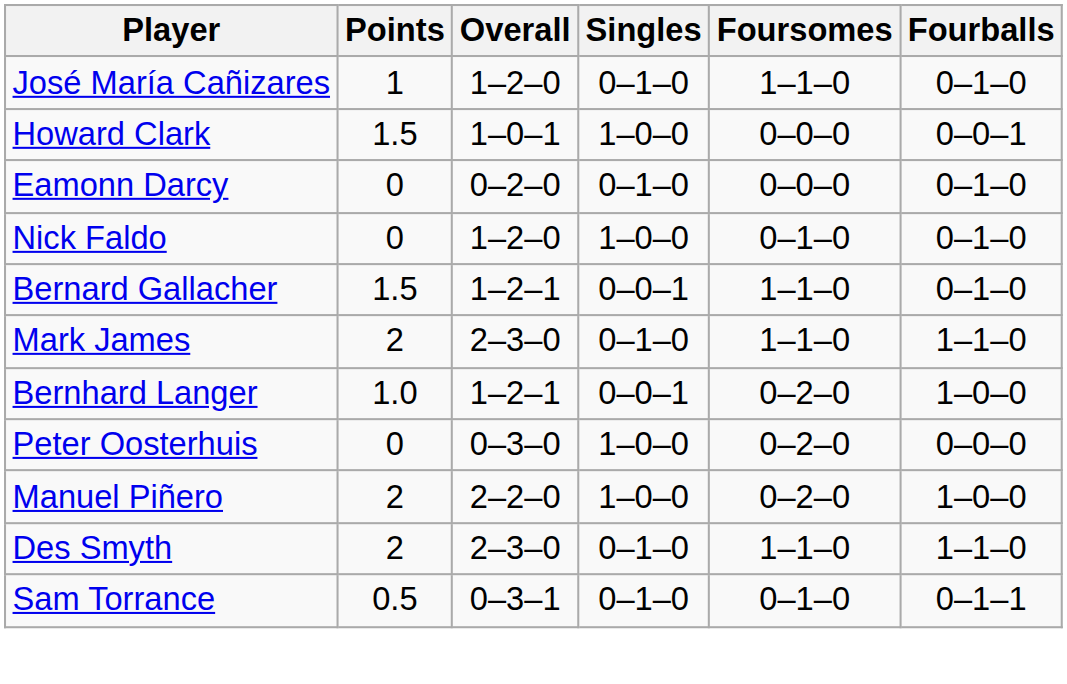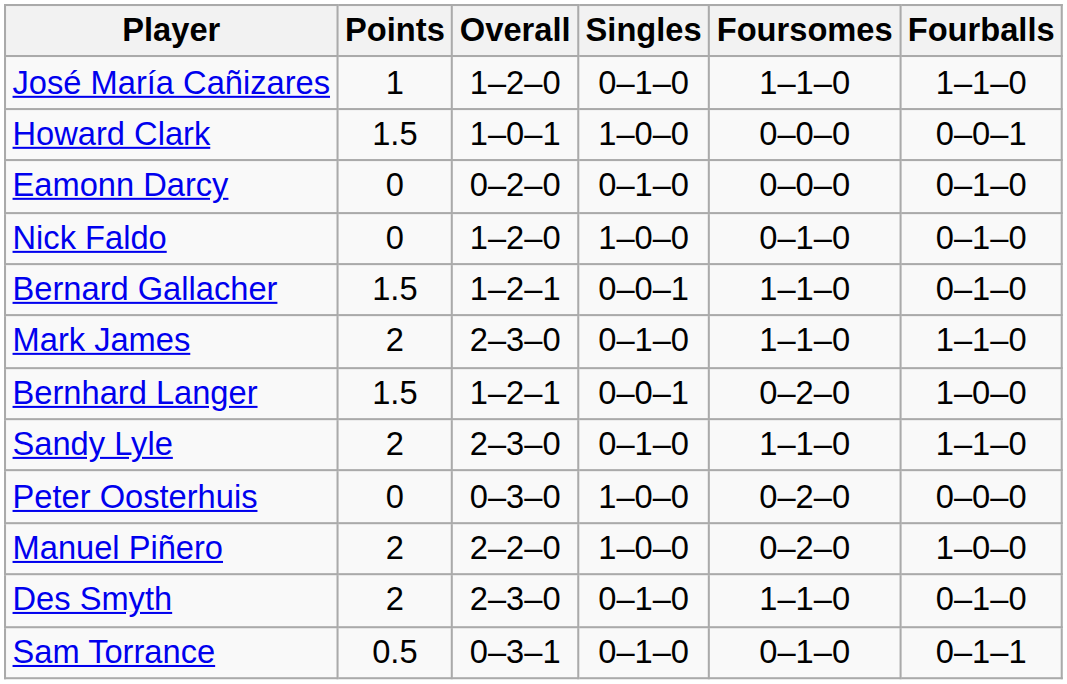(981, 82) 0–1–0 -> (981, 82) 1–1–0
(395, 392) 1.0 -> (395, 392) 1.5
+ row: (93, 444)
(981, 548) 1–1–0 -> (981, 599) 0–1–0
